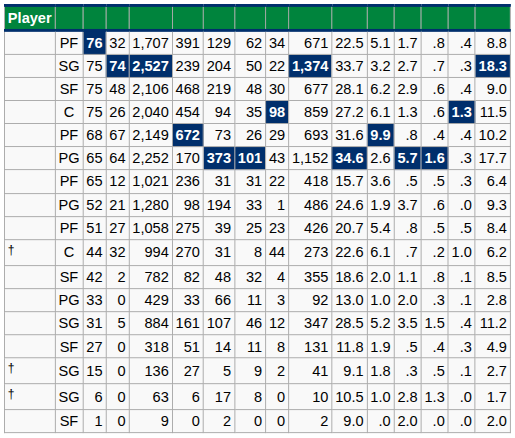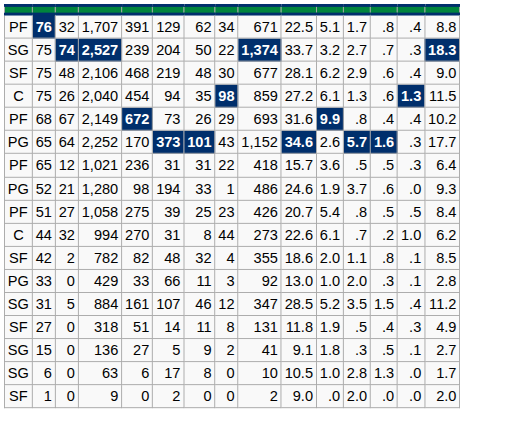- column: (30, 18)
